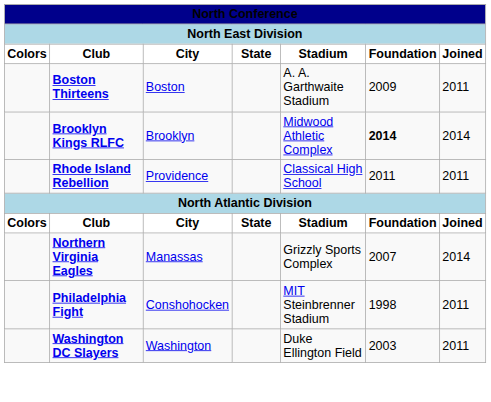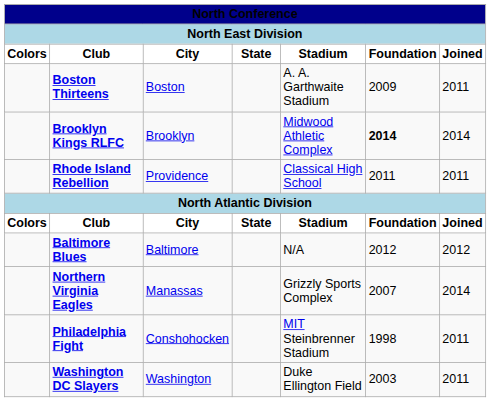+ row: (81, 249)
